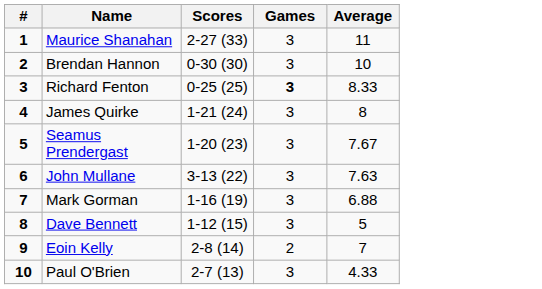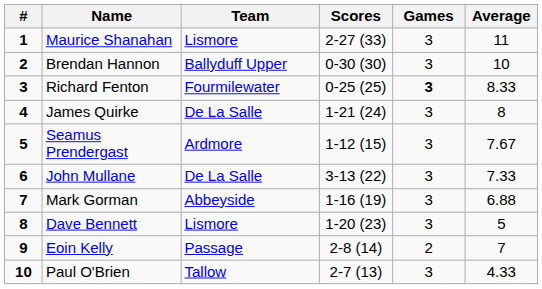+ column: (250, 16)
(217, 144) 1-20 (23) -> (356, 144) 1-12 (15)
(363, 176) 7.63 -> (501, 176) 7.33
(217, 224) 1-12 (15) -> (356, 224) 1-20 (23)
